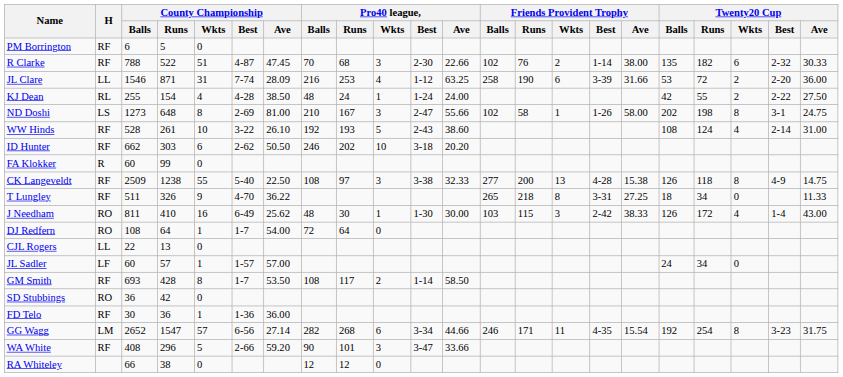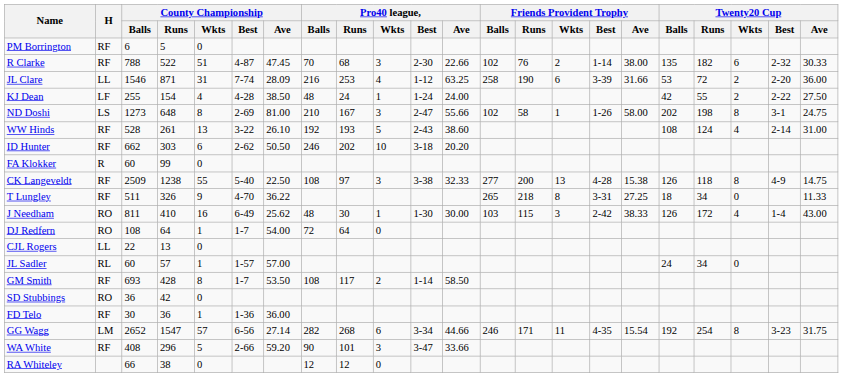(104, 96) RL -> (104, 96) LF
(202, 130) 10 -> (202, 130) 13
(104, 264) LF -> (104, 264) RL
